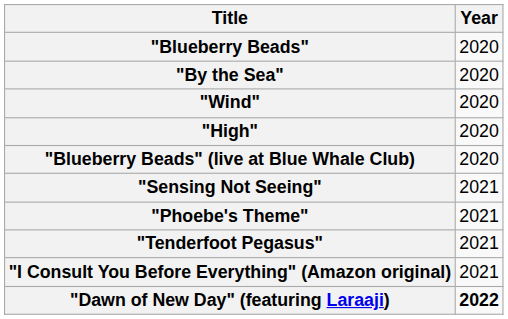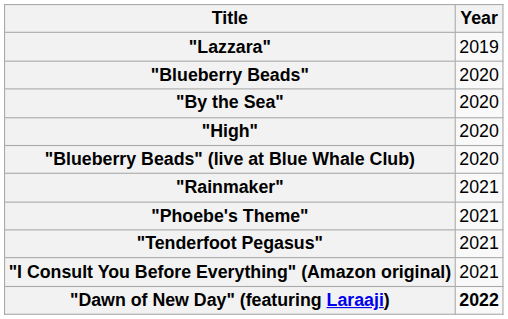+ row: (230, 46)
- row: (230, 103)
+ row: (230, 187)
- row: (230, 187)
